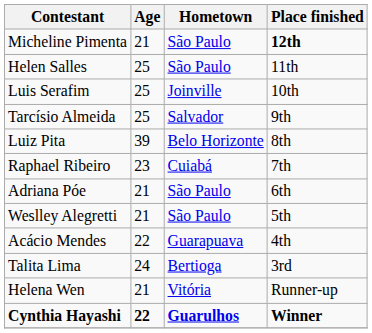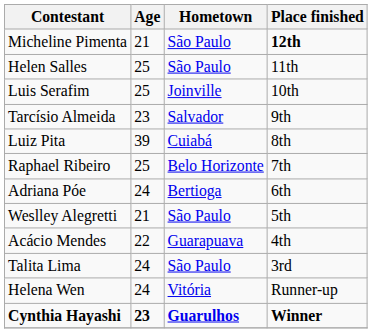(142, 116) 25 -> (142, 116) 23
(216, 141) Belo Horizonte -> (190, 141) Cuiabá
(142, 166) 23 -> (142, 166) 25
(190, 166) Cuiabá -> (216, 166) Belo Horizonte
(142, 191) 21 -> (142, 191) 24
(199, 191) São Paulo -> (195, 191) Bertioga
(195, 265) Bertioga -> (199, 265) São Paulo
(142, 290) 21 -> (142, 290) 24
(142, 315) 22 -> (142, 315) 23
